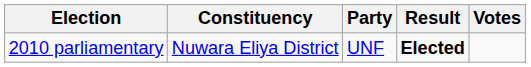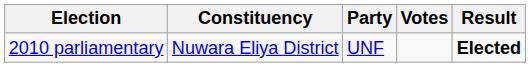columns swapped: (497, 18) <-> (433, 18)
